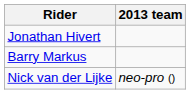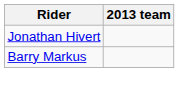- row: (60, 78)
